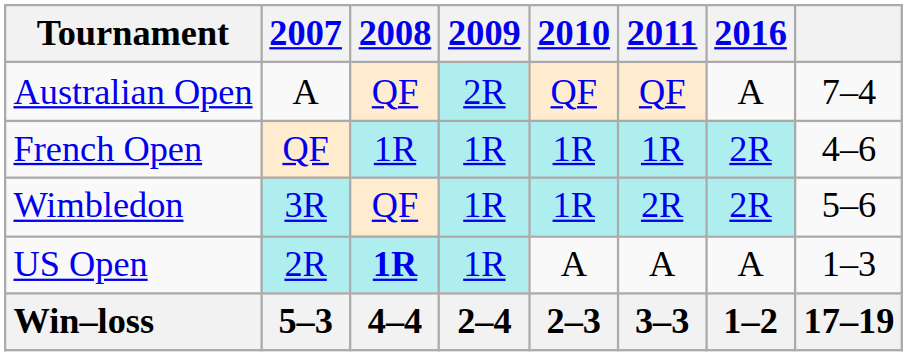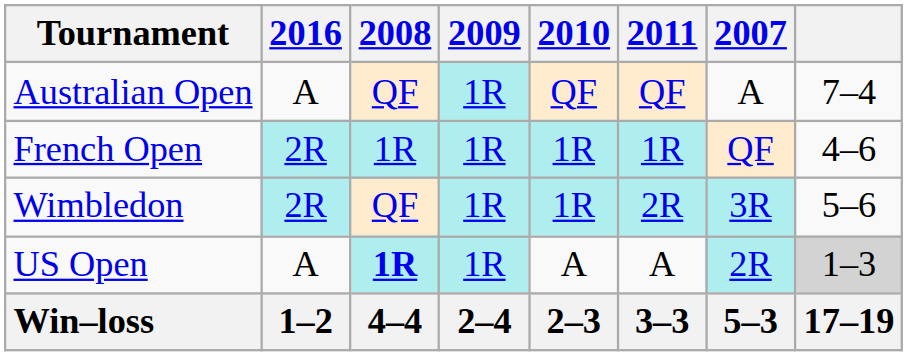columns swapped: (306, 33) <-> (751, 33)
(484, 90) 2R -> (484, 90) 1R
(849, 263) no background -> (849, 263) lightgrey background
